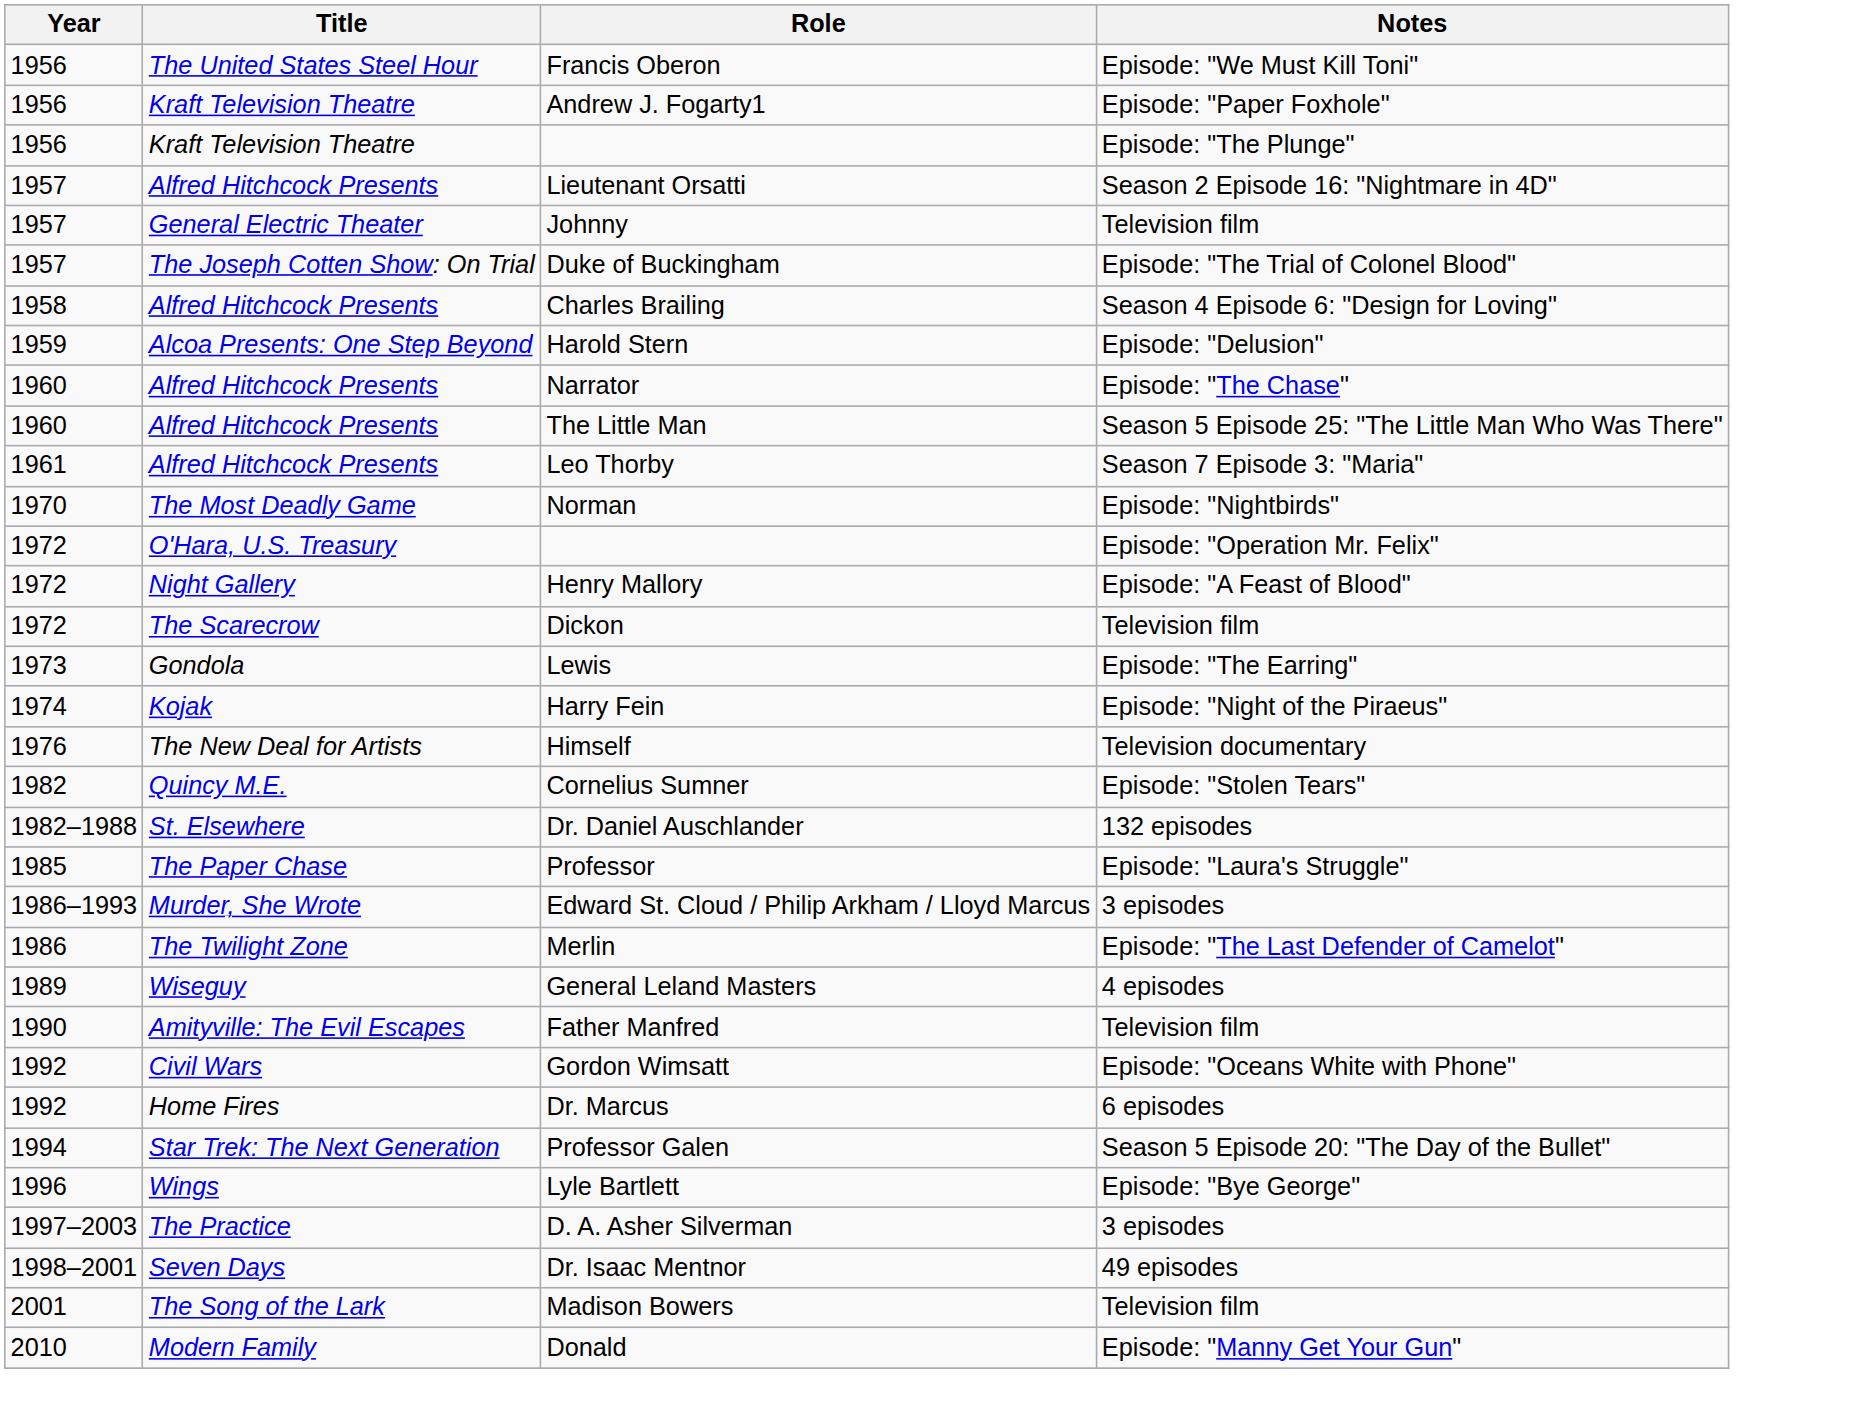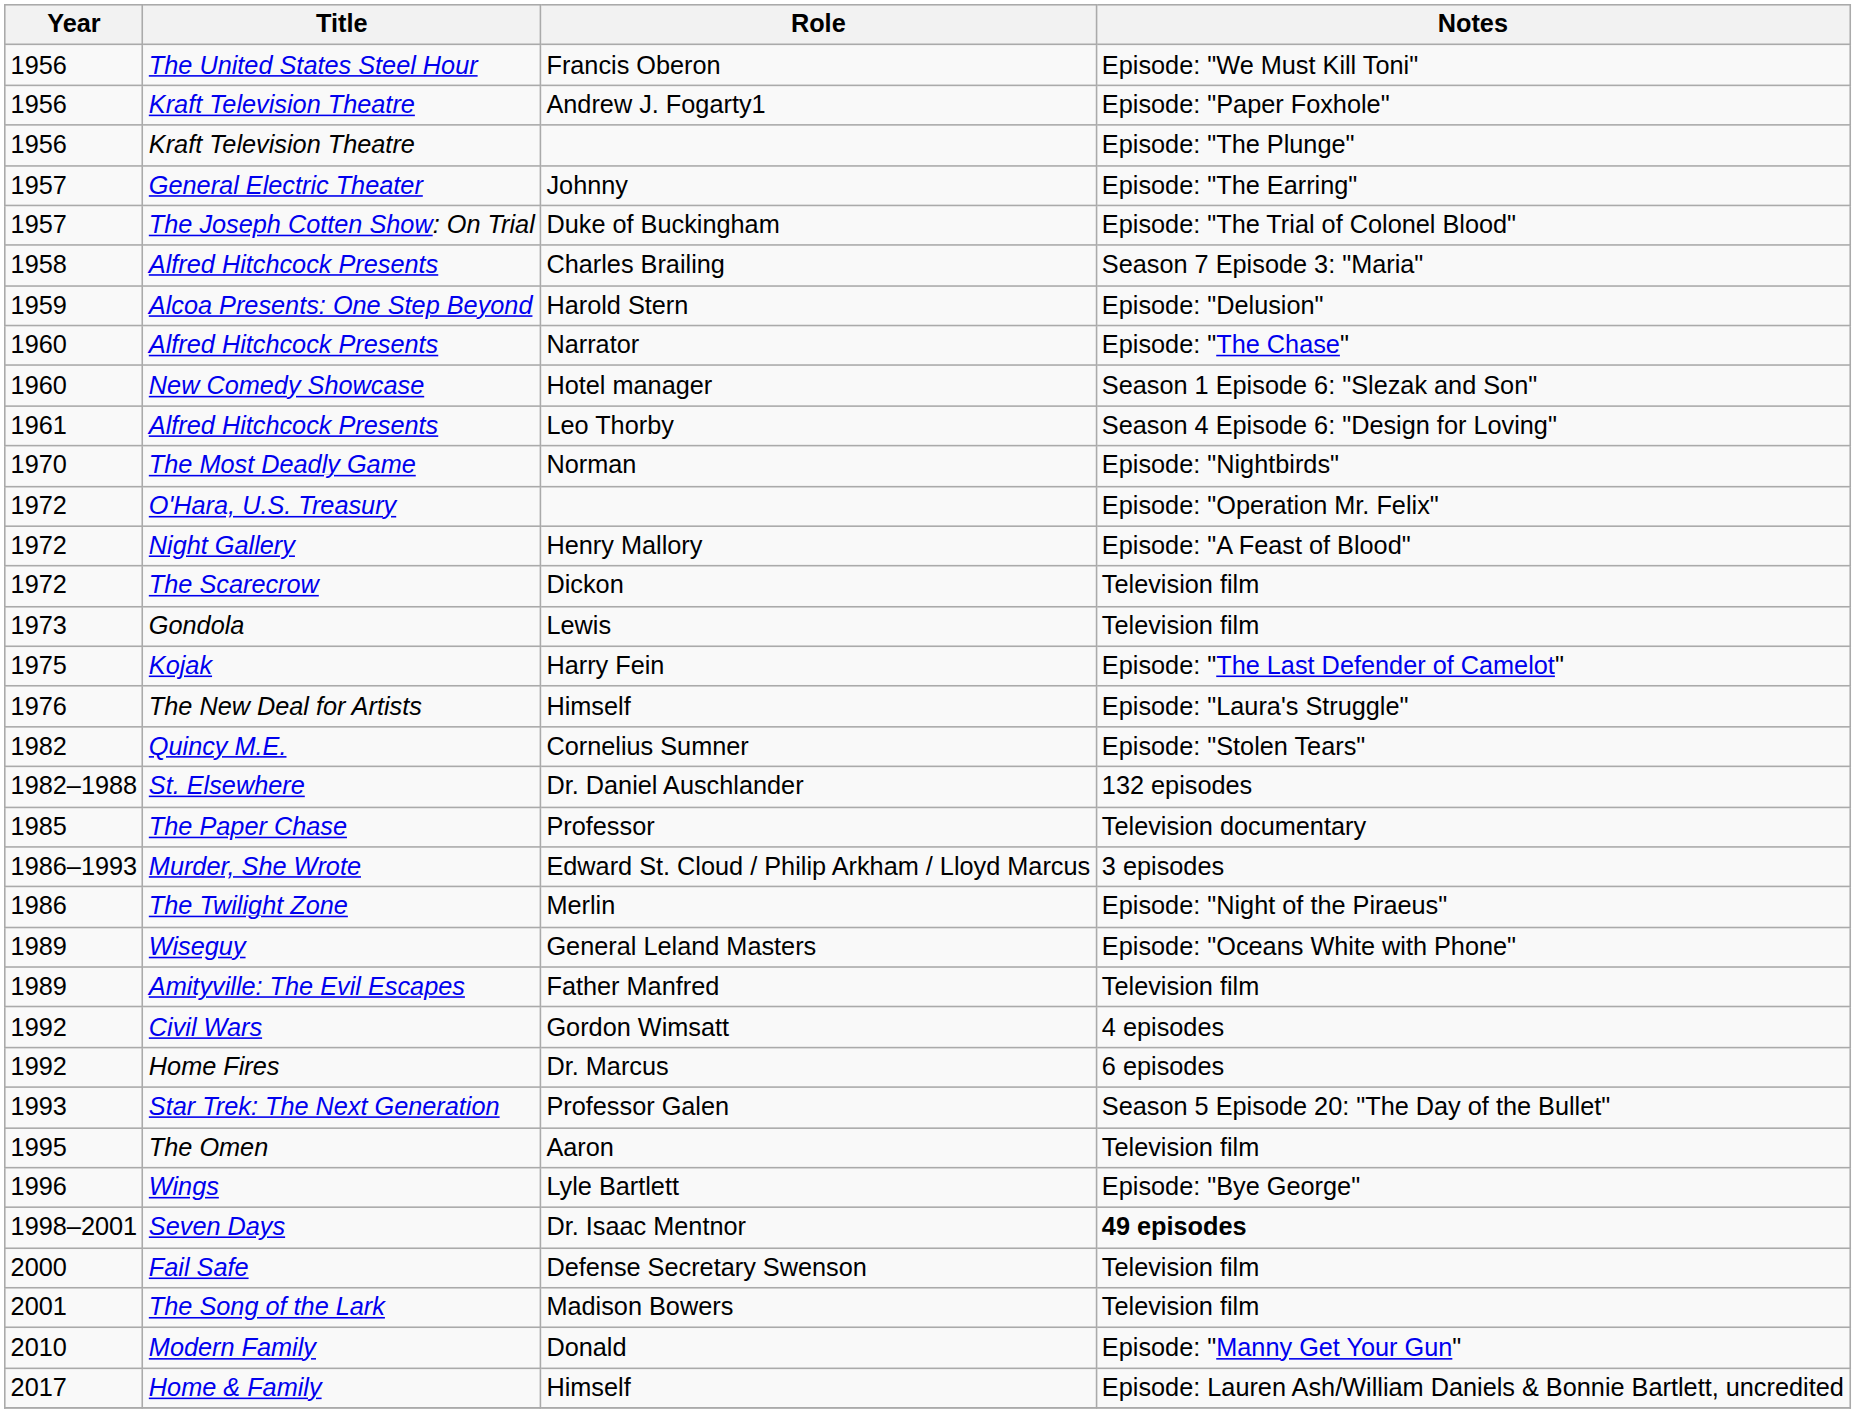- row: (294, 184)
(1181, 225) Television film -> (1230, 184) Episode: "The Earring"
(1329, 305) Season 4 Episode 6: "Design for Loving" -> (1263, 265) Season 7 Episode 3: "Maria"
- row: (294, 425)
+ row: (287, 385)
(1263, 465) Season 7 Episode 3: "Maria" -> (1329, 425) Season 4 Episode 6: "Design for Loving"
(1230, 666) Episode: "The Earring" -> (1181, 625) Television film
(39, 706) 1974 -> (39, 666) 1975
(1275, 706) Episode: "Night of the Piraeus" -> (1333, 666) Episode: "The Last Defender of Camelot"
(1234, 746) Television documentary -> (1255, 706) Episode: "Laura's Struggle"
(1255, 866) Episode: "Laura's Struggle" -> (1234, 826) Television documentary
(1333, 946) Episode: "The Last Defender of Camelot" -> (1275, 906) Episode: "Night of the Piraeus"
(1163, 986) 4 episodes -> (1309, 946) Episode: "Oceans White with Phone"
(39, 1026) 1990 -> (39, 986) 1989
(1309, 1066) Episode: "Oceans White with Phone" -> (1163, 1026) 4 episodes
(39, 1147) 1994 -> (39, 1107) 1993
+ row: (209, 1147)
- row: (220, 1227)
(1170, 1267) normal -> (1174, 1227) bold
+ row: (199, 1267)
+ row: (235, 1387)
